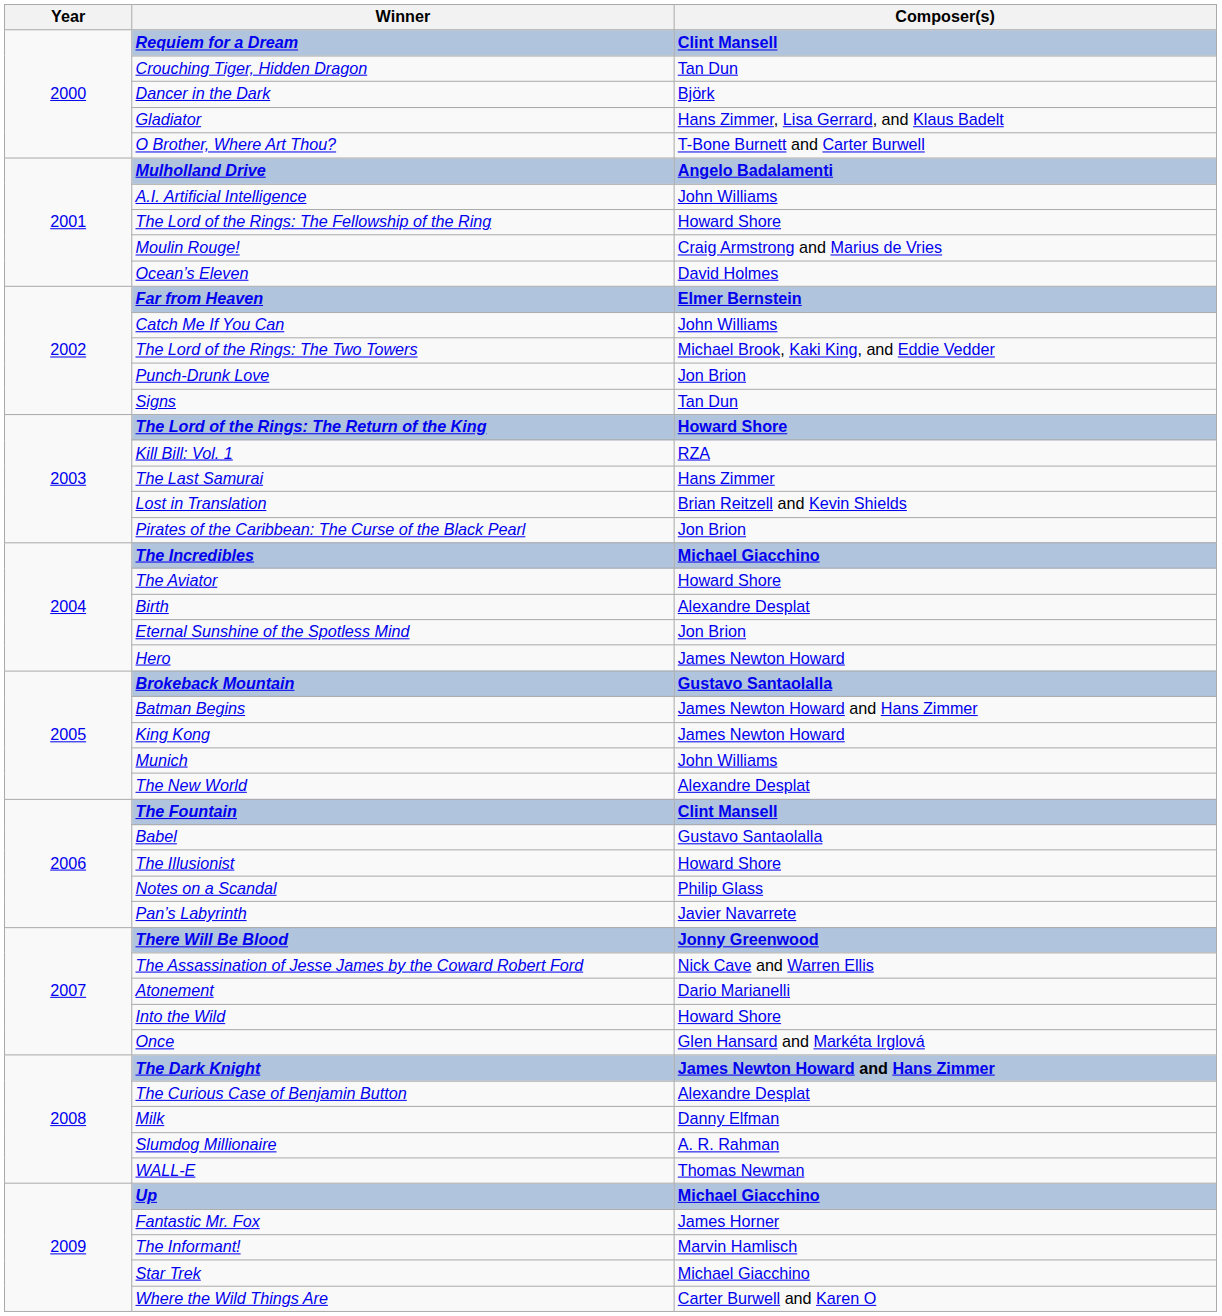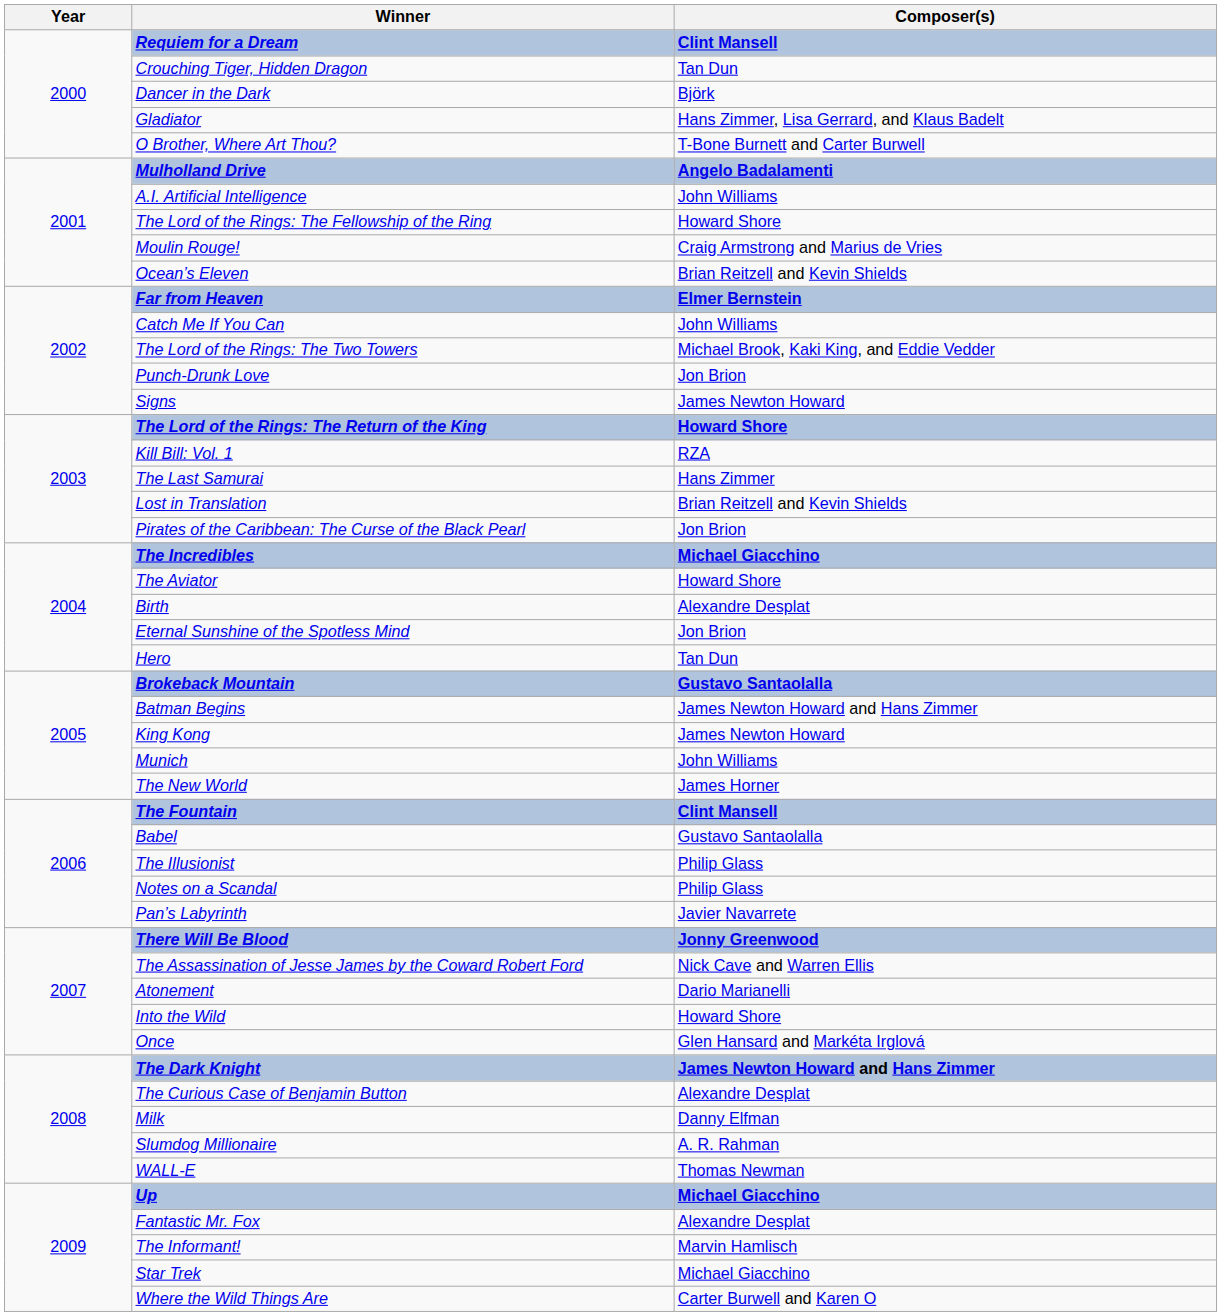(728, 273) David Holmes -> (792, 273) Brian Reitzell and Kevin Shields
(708, 401) Tan Dun -> (761, 401) James Newton Howard
(761, 658) James Newton Howard -> (708, 658) Tan Dun
(744, 786) Alexandre Desplat -> (729, 786) James Horner
(729, 863) Howard Shore -> (720, 863) Philip Glass
(729, 1221) James Horner -> (744, 1221) Alexandre Desplat
